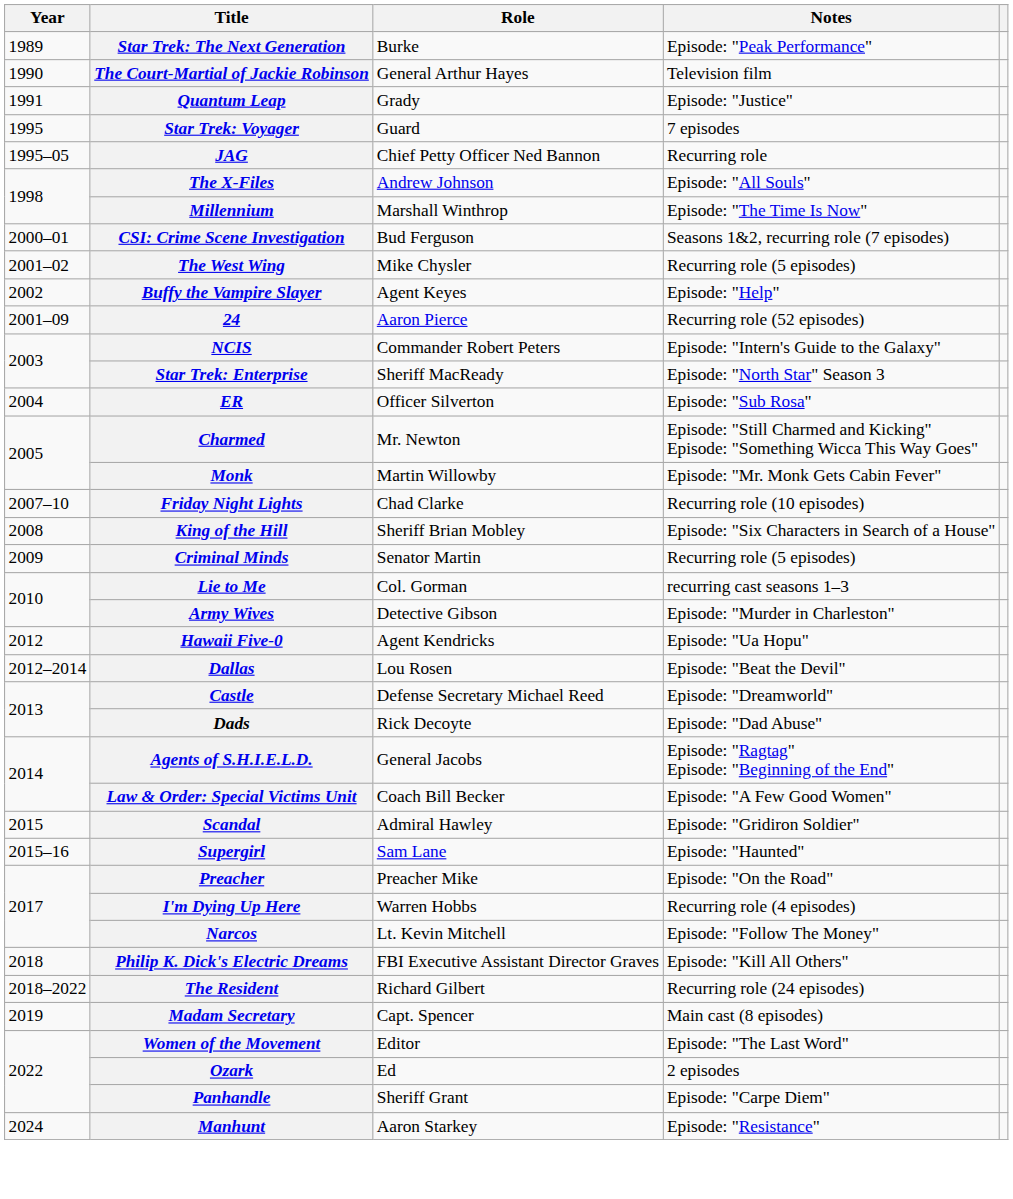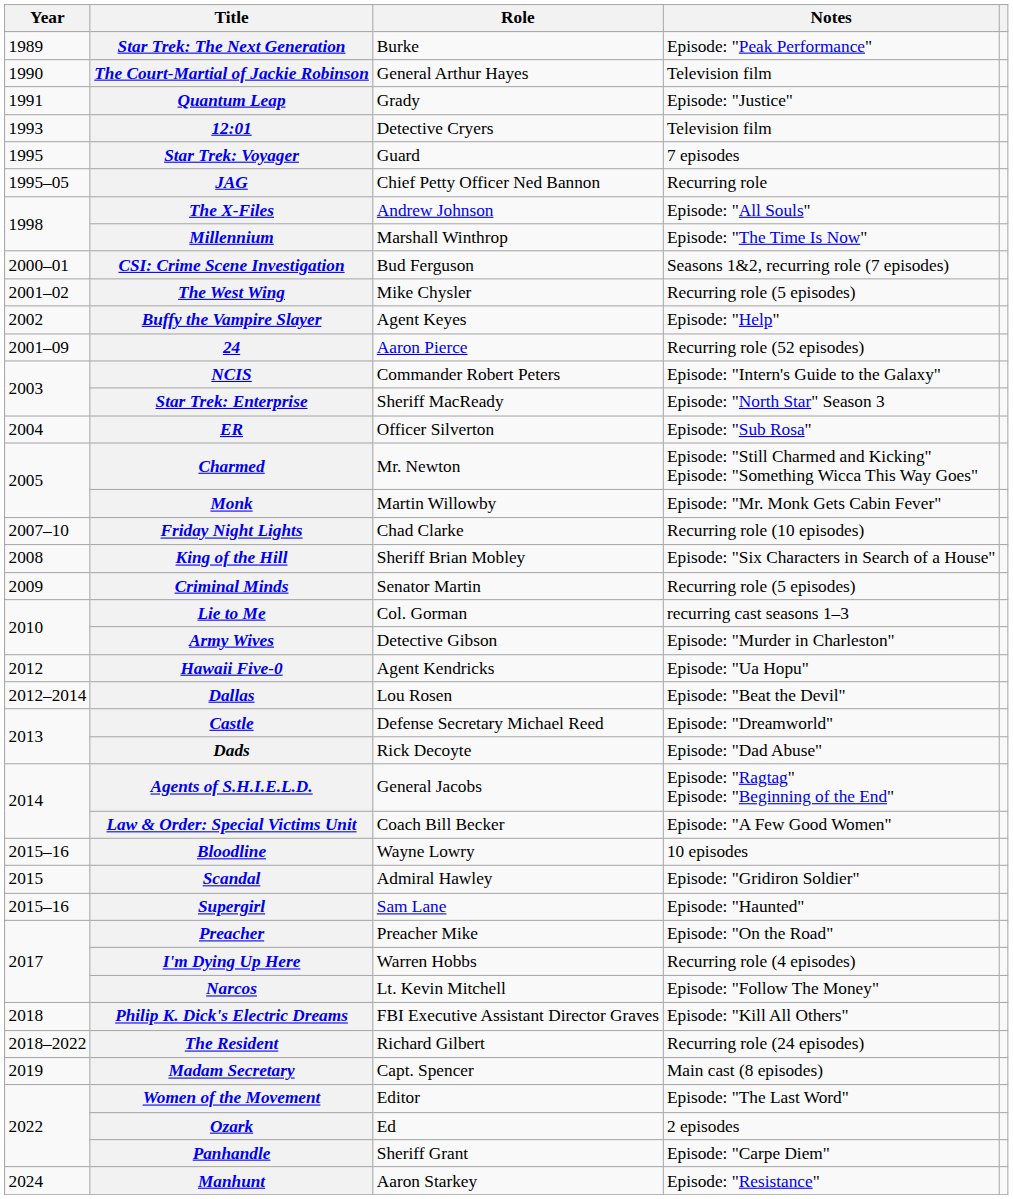+ row: (232, 127)
+ row: (232, 851)
